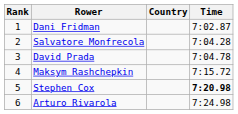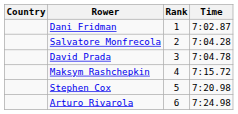columns swapped: (18, 12) <-> (168, 12)
(211, 87) bold -> (211, 87) normal
